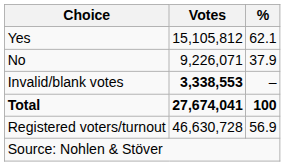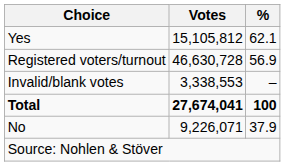rows swapped: (17, 60) <-> (87, 127)
(211, 82) bold -> (211, 82) normal
